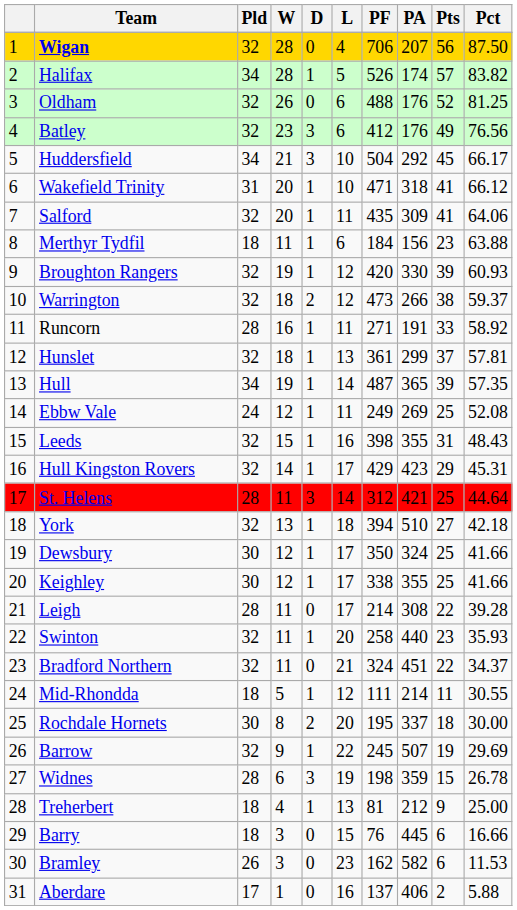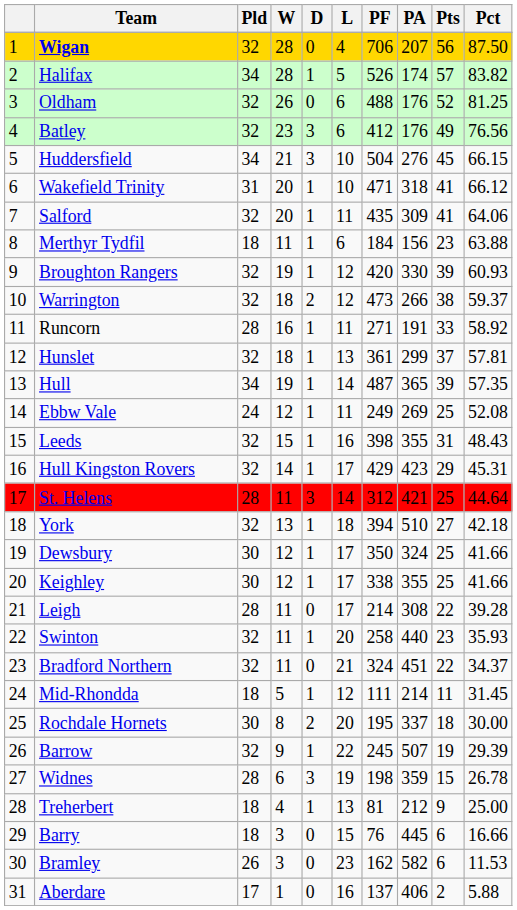(415, 159) 292 -> (415, 159) 276
(488, 159) 66.17 -> (488, 159) 66.15
(488, 694) 30.55 -> (488, 694) 31.45
(488, 750) 29.69 -> (488, 750) 29.39
